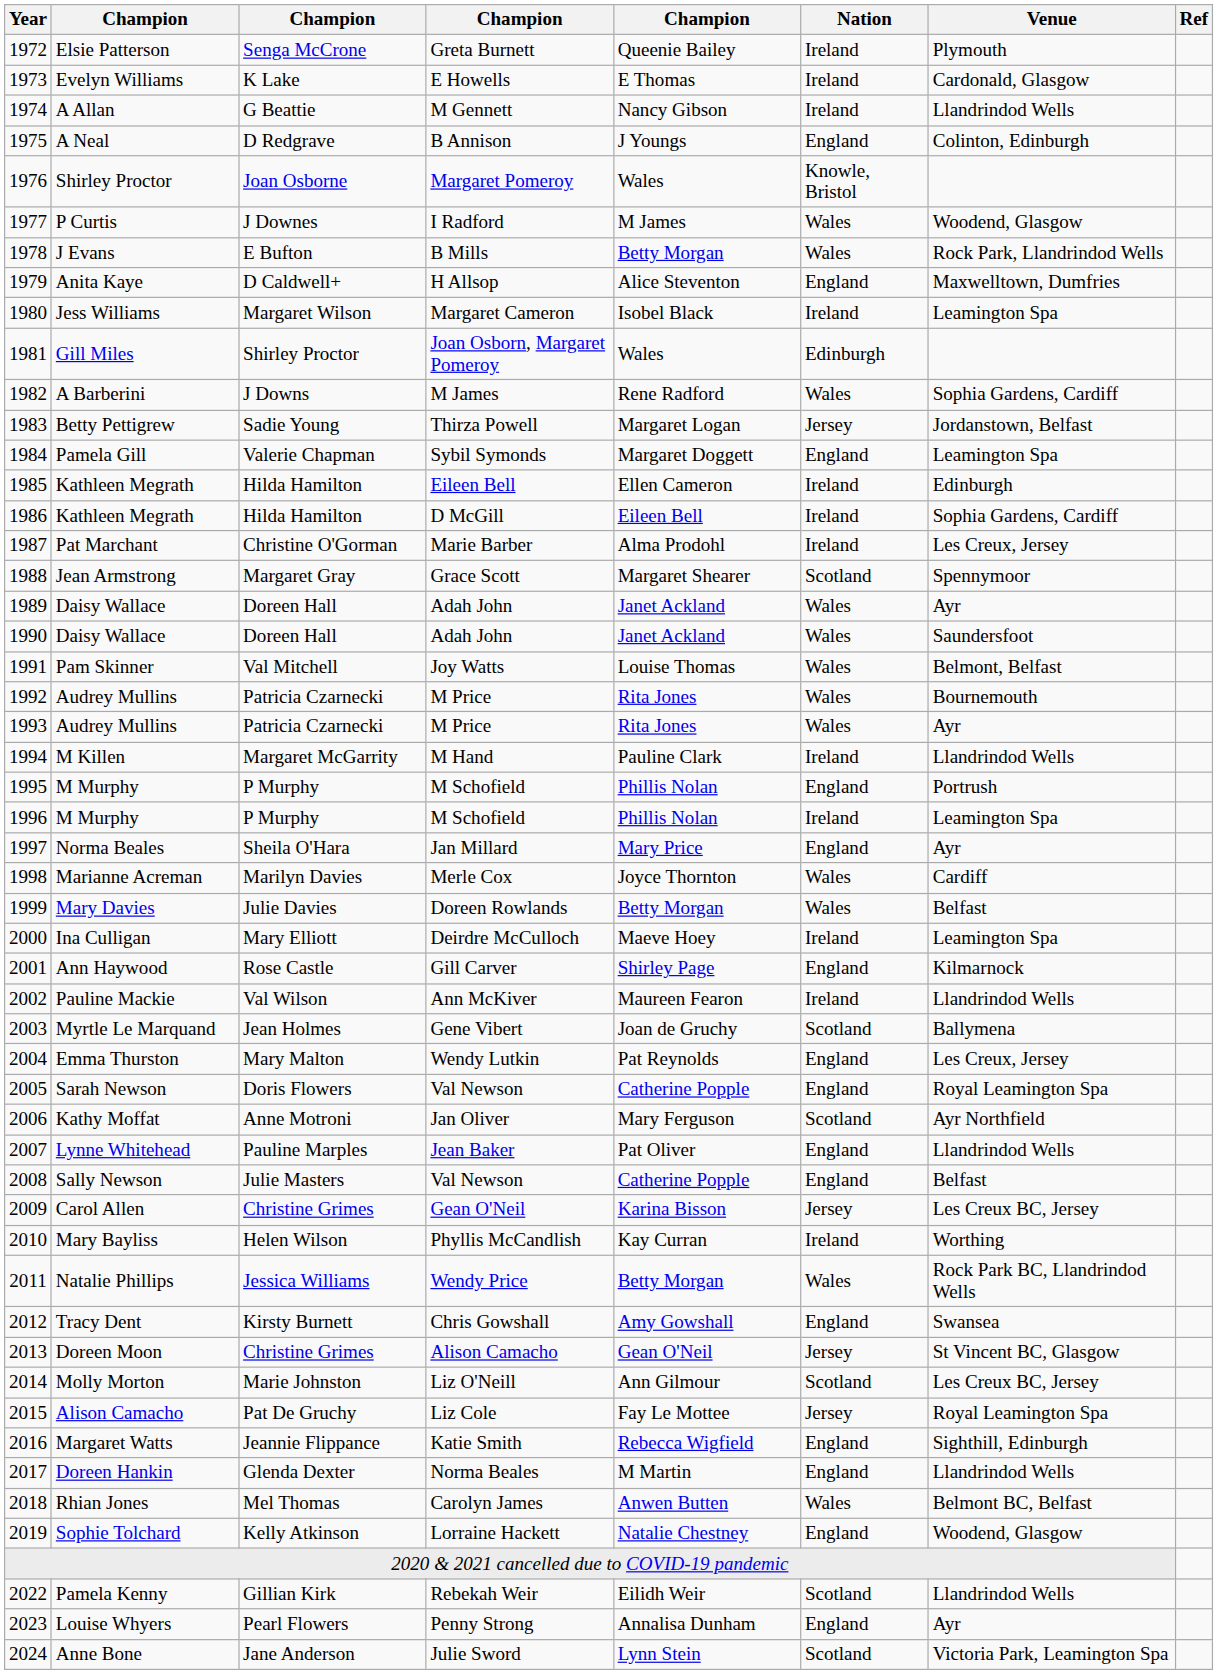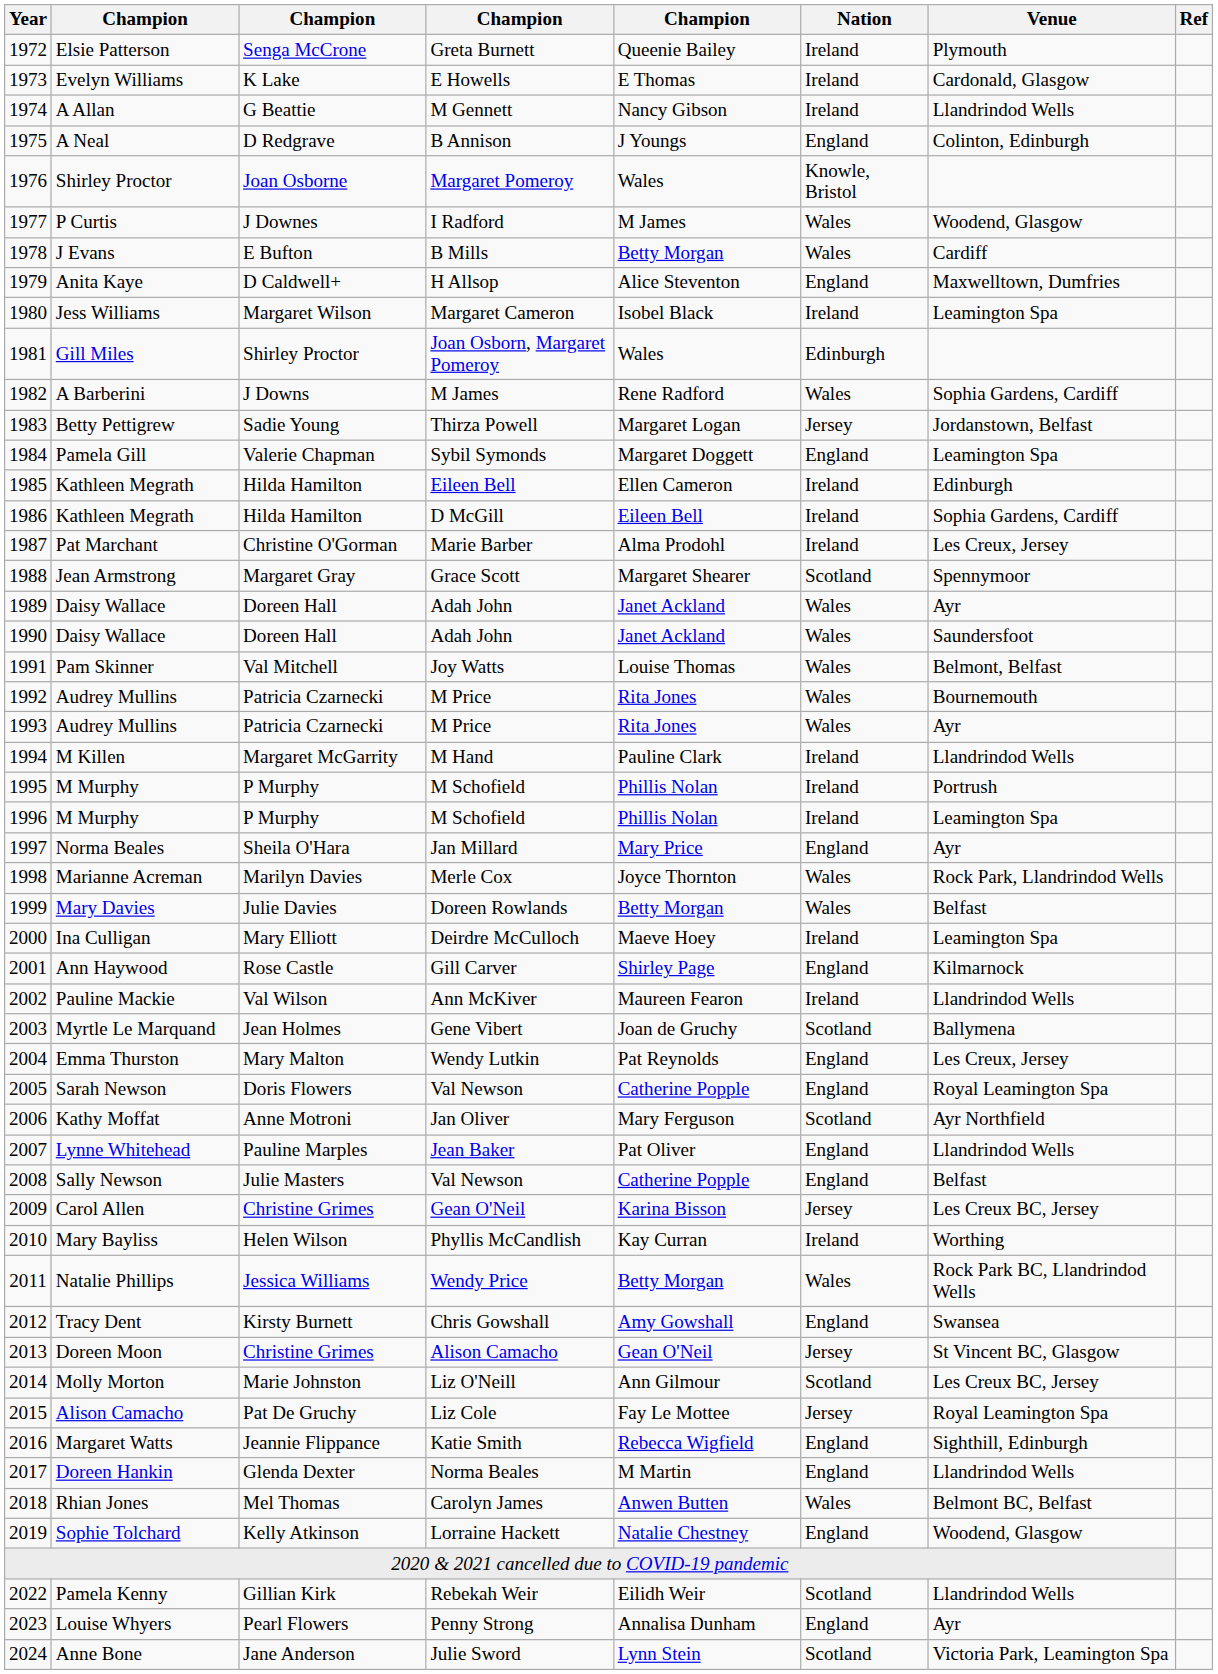(1048, 252) Rock Park, Llandrindod Wells -> (960, 252) Cardiff
(837, 787) England -> (832, 787) Ireland
(960, 877) Cardiff -> (1048, 877) Rock Park, Llandrindod Wells
